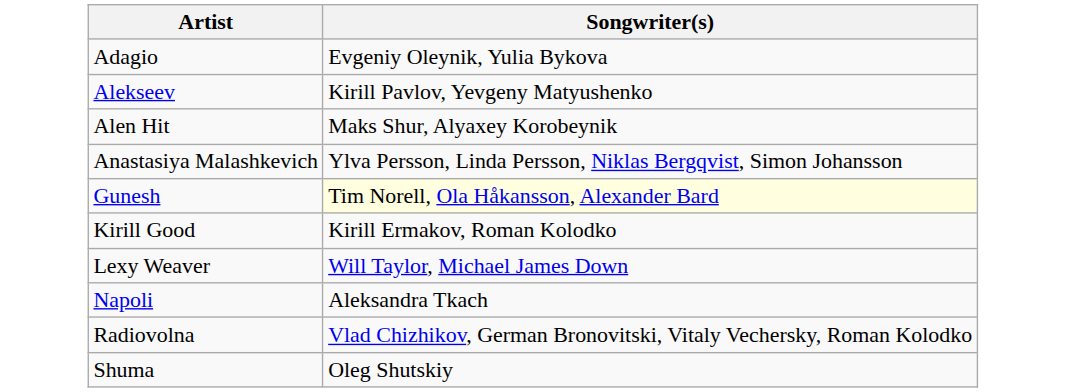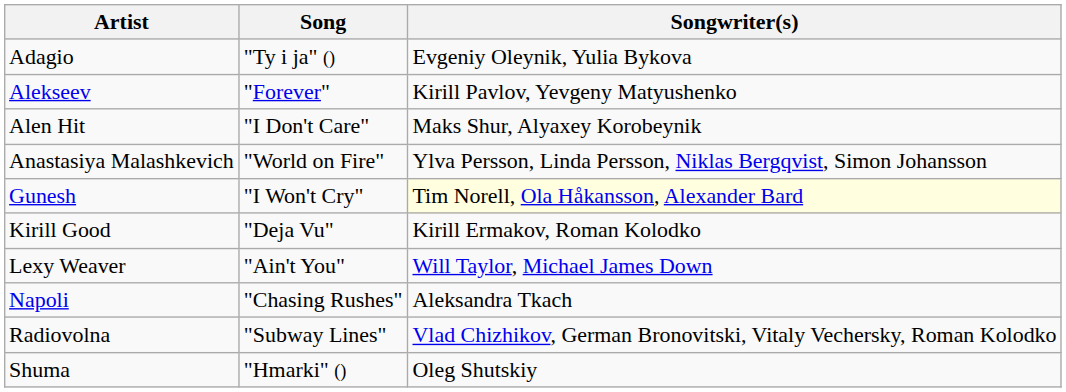+ column: (323, 21)
